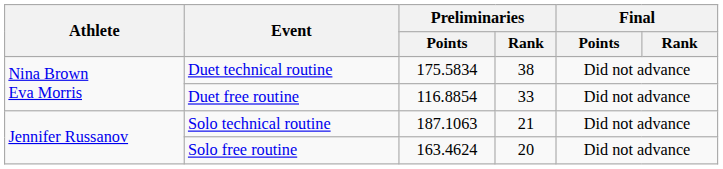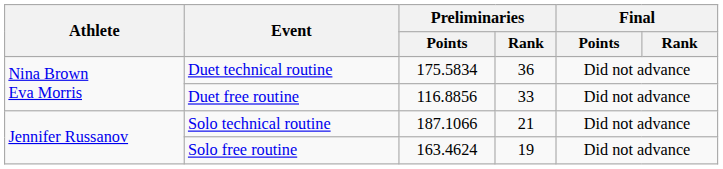(526, 70) 38 -> (526, 70) 36
(447, 97) 116.8854 -> (447, 97) 116.8856
(447, 124) 187.1063 -> (447, 124) 187.1066
(526, 151) 20 -> (526, 151) 19
